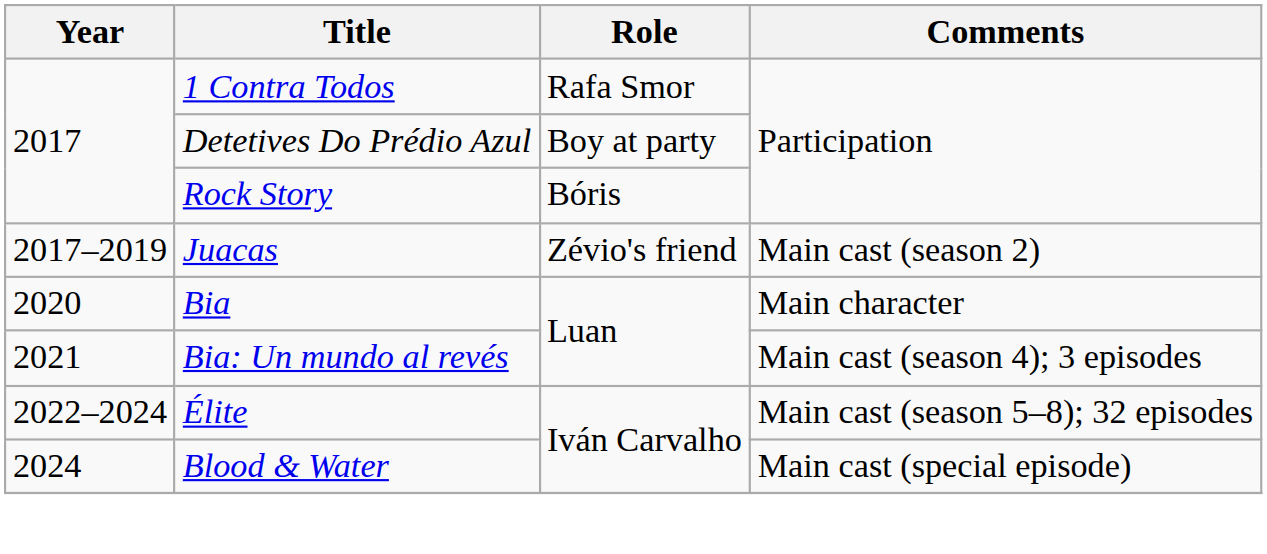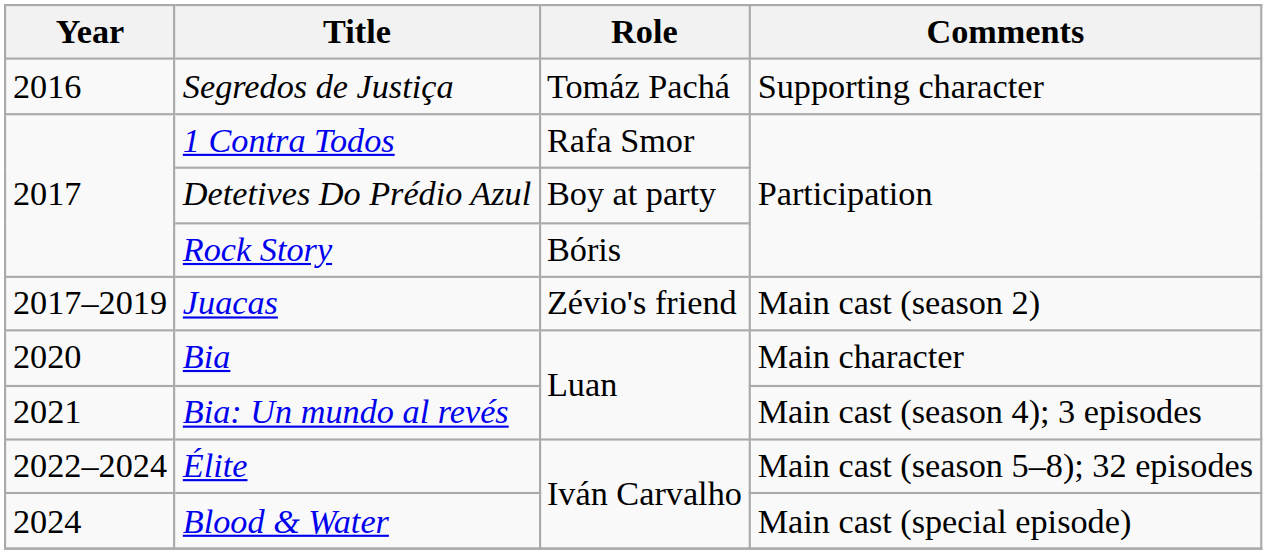+ row: (318, 85)
